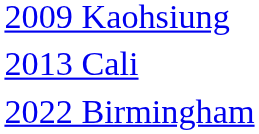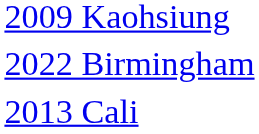rows swapped: (71, 64) <-> (129, 111)
